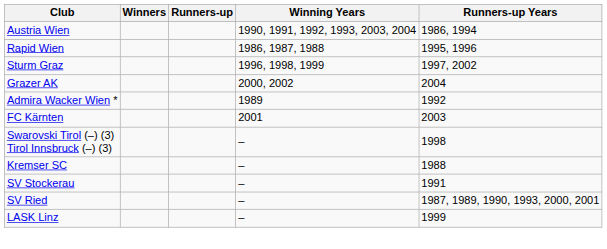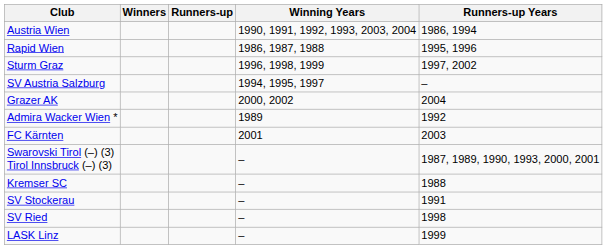+ row: (56, 83)
(434, 142) 1998 -> (510, 159) 1987, 1989, 1990, 1993, 2000, 2001
(510, 200) 1987, 1989, 1990, 1993, 2000, 2001 -> (434, 218) 1998
